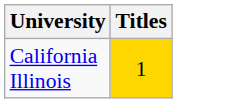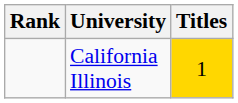+ column: (35, 21)
